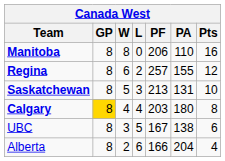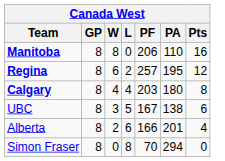(184, 71) 155 -> (173, 71) 195
- row: (48, 90)
(109, 109) gold background -> (99, 90) no background
(184, 147) 204 -> (173, 128) 201
+ row: (43, 147)
